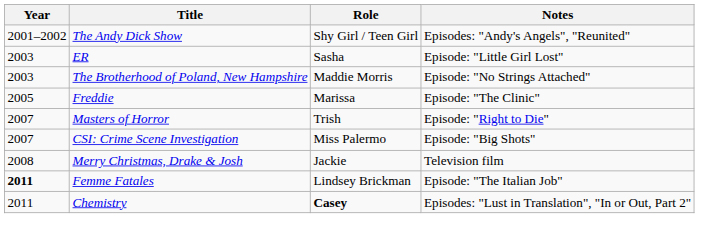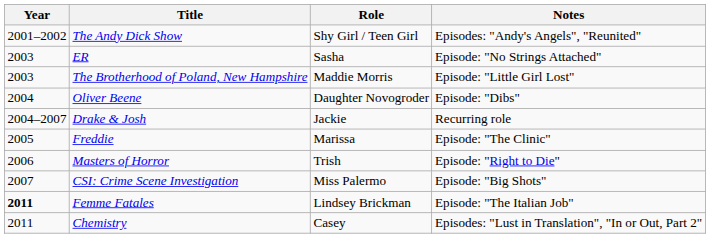(494, 56) Episode: "Little Girl Lost" -> (518, 56) Episode: "No Strings Attached"
(507, 77) Episode: "No Strings Attached" -> (505, 77) Episode: "Little Girl Lost"
+ row: (107, 98)
+ row: (109, 118)
(21, 118) 2007 -> (21, 160) 2006
- row: (158, 160)
(330, 202) bold -> (330, 222) normal
